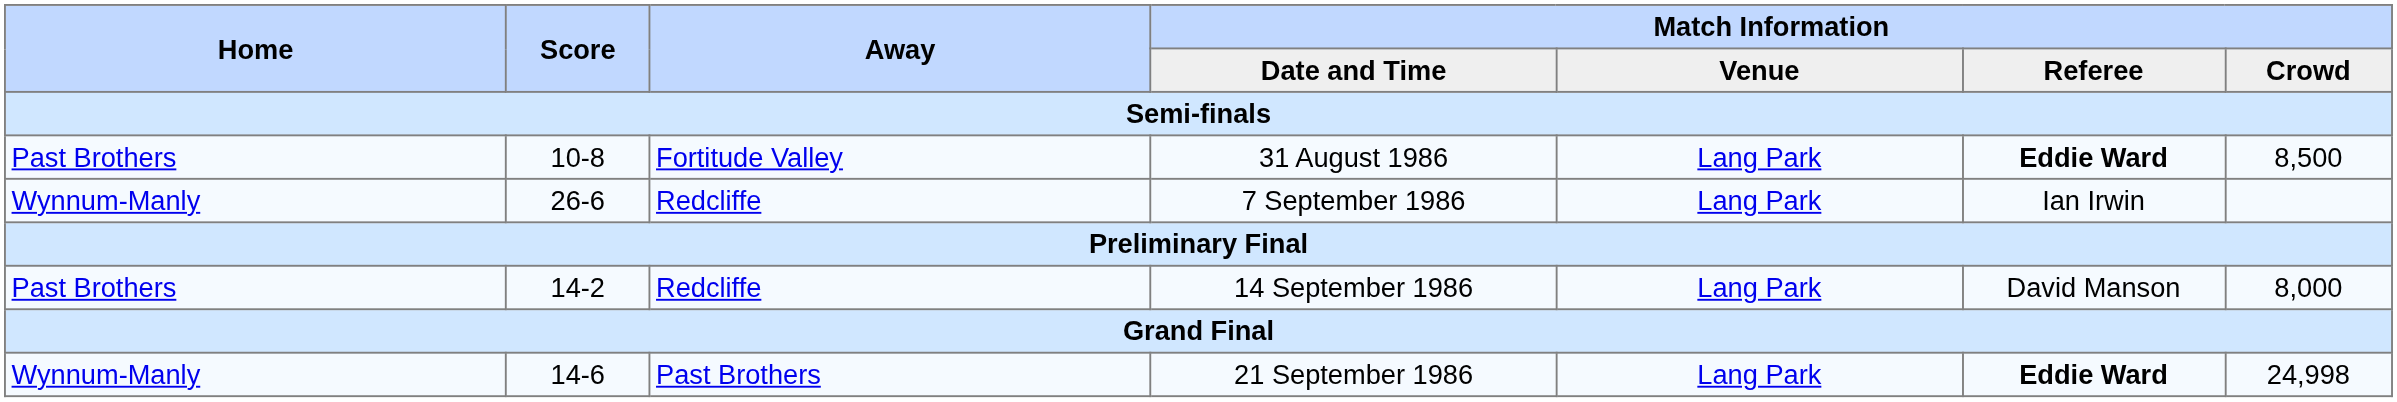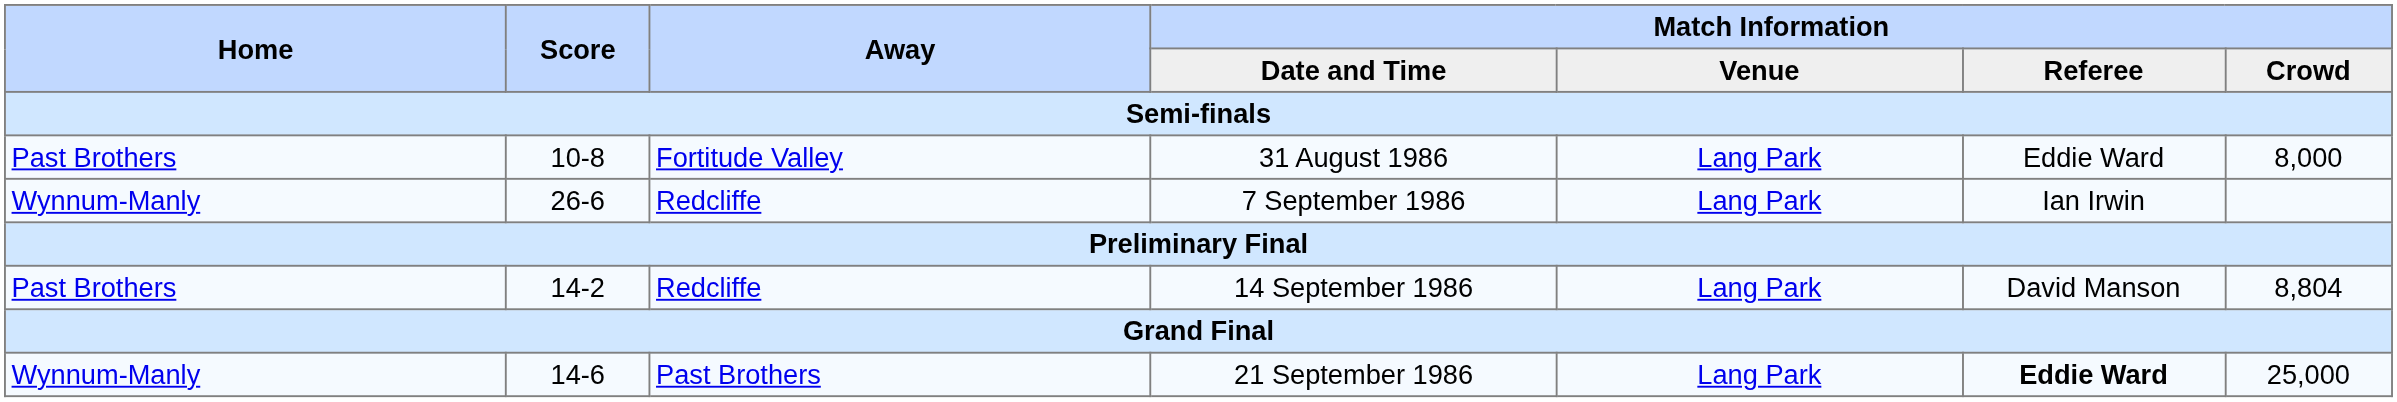(2094, 157) bold -> (2094, 157) normal
(2308, 157) 8,500 -> (2308, 157) 8,000
(2308, 288) 8,000 -> (2308, 288) 8,804
(2308, 374) 24,998 -> (2308, 374) 25,000
